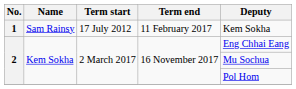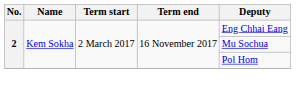- row: (14, 28)
